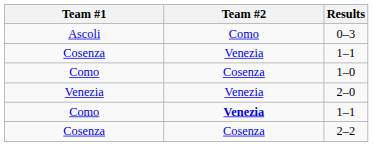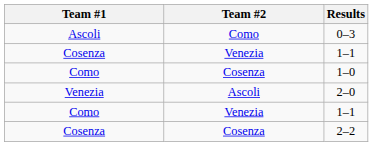(244, 92) Venezia -> (244, 92) Ascoli
(244, 111) bold -> (244, 111) normal
